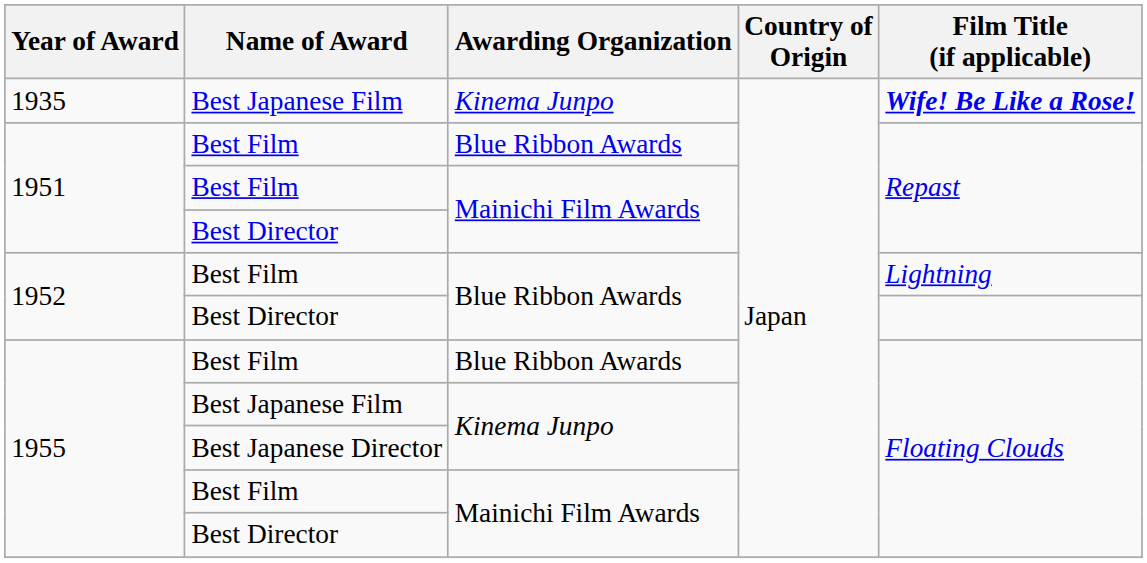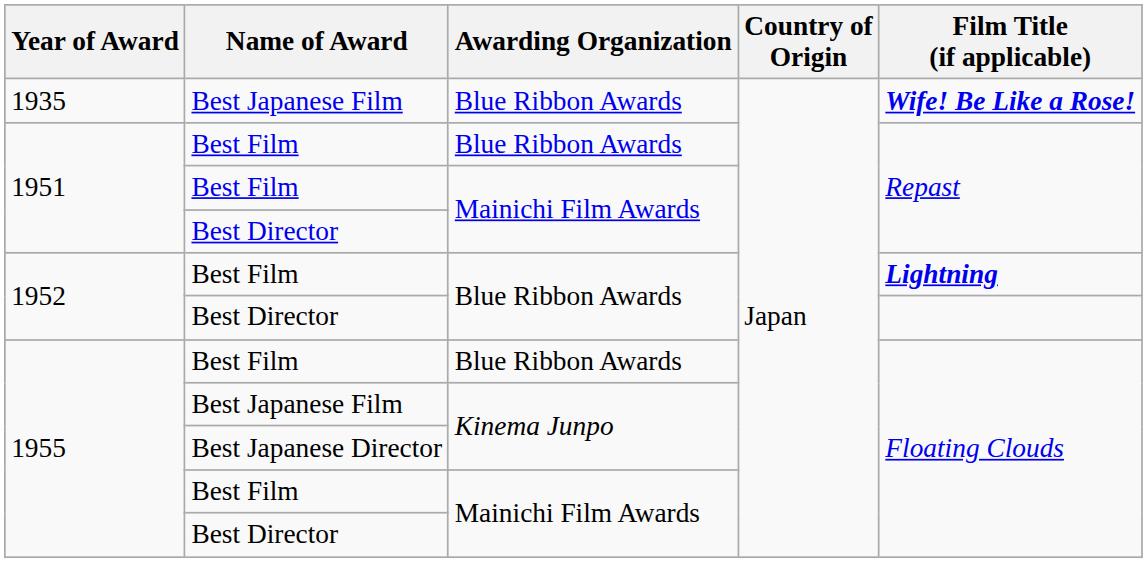(534, 100) Kinema Junpo -> (568, 100) Blue Ribbon Awards
(939, 273) normal -> (942, 273) bold
